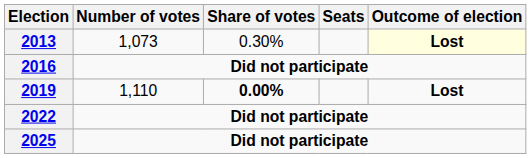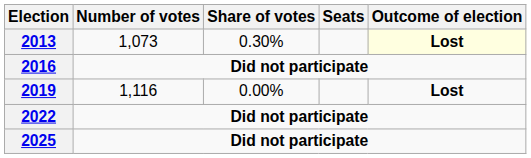(138, 91) 1,110 -> (138, 91) 1,116
(261, 91) bold -> (261, 91) normal
